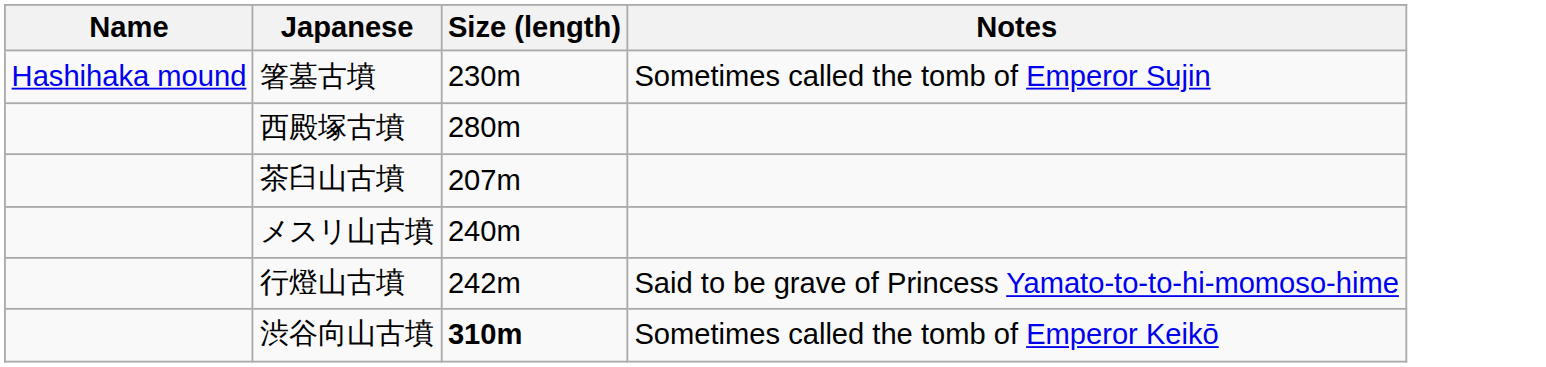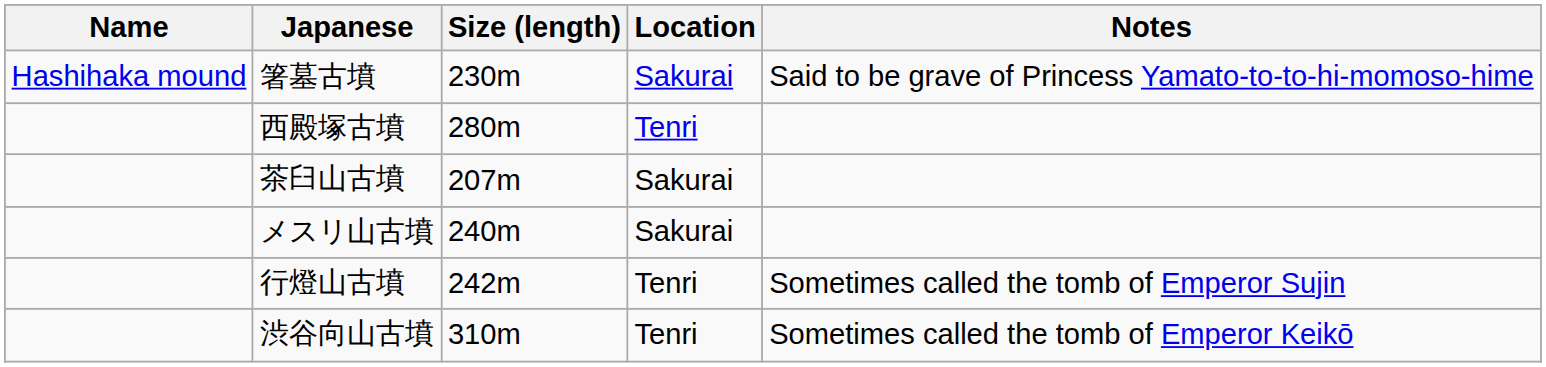+ column: (695, 27)
(923, 76) Sometimes called the tomb of Emperor Sujin -> (1151, 76) Said to be grave of Princess Yamato-to-to-hi-momoso-hime
(1017, 283) Said to be grave of Princess Yamato-to-to-hi-momoso-hime -> (1057, 283) Sometimes called the tomb of Emperor Sujin
(485, 334) bold -> (484, 334) normal
